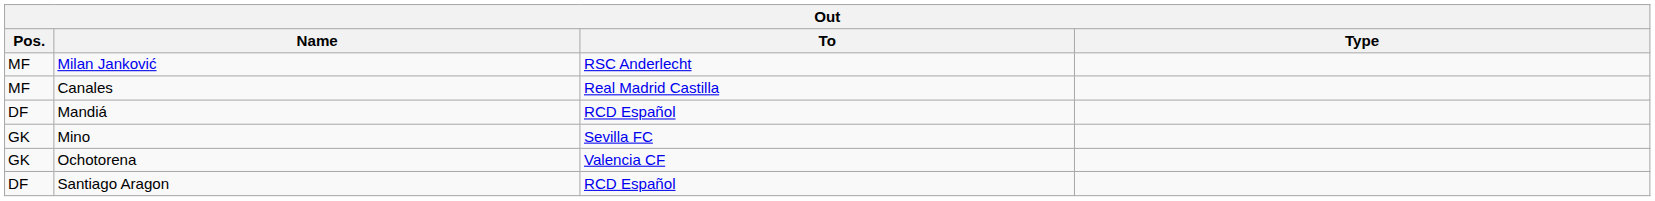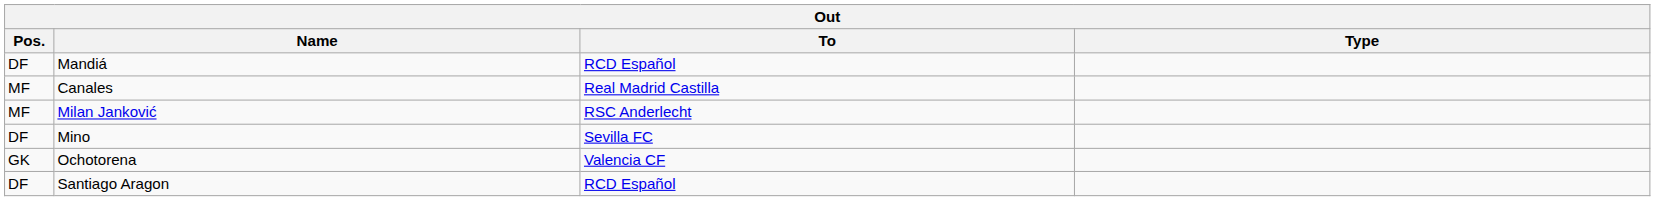rows swapped: (107, 65) <-> (82, 112)
(19, 136) GK -> (18, 136) DF
